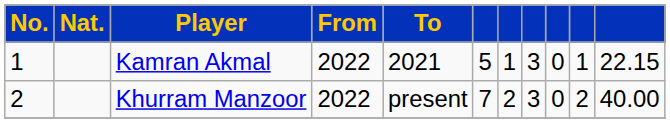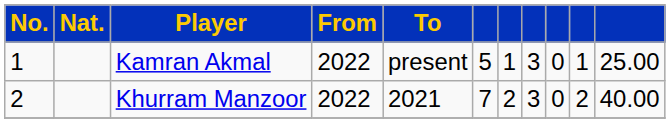(415, 61) 2021 -> (428, 61) present
(630, 61) 22.15 -> (630, 61) 25.00
(428, 99) present -> (415, 99) 2021
